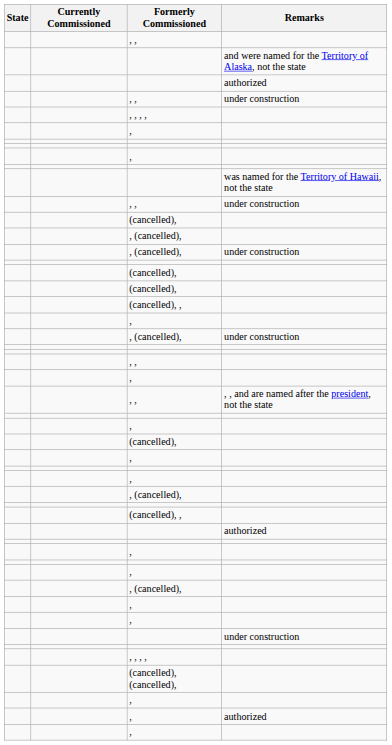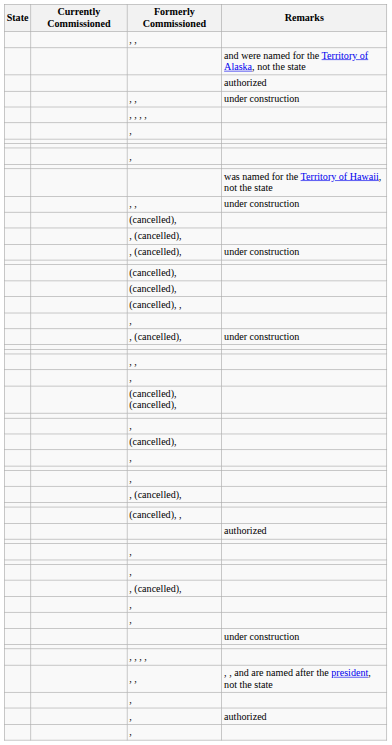rows swapped: (153, 678) <-> (133, 399)
